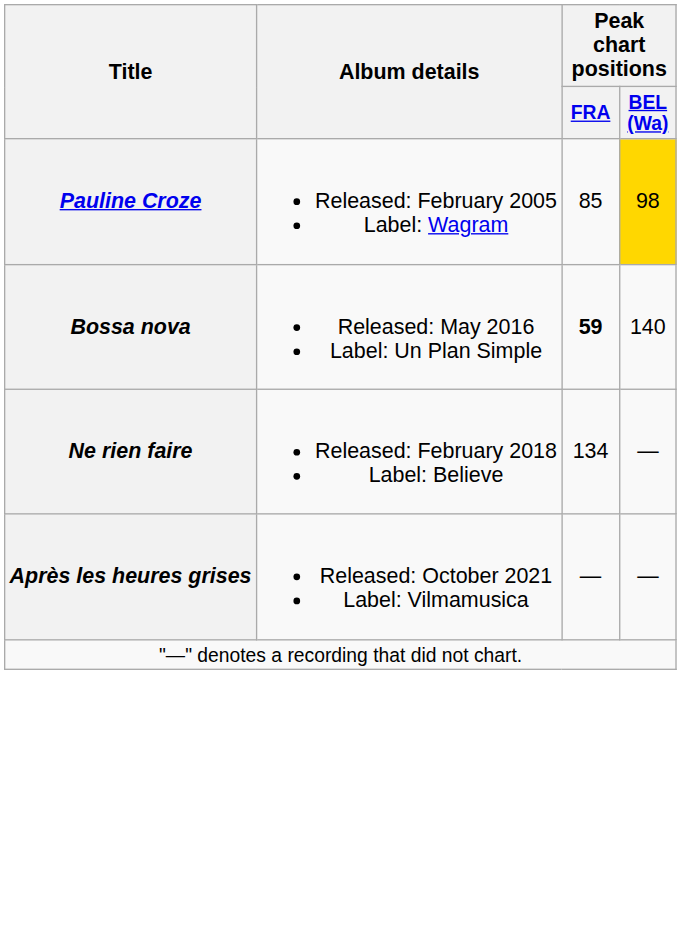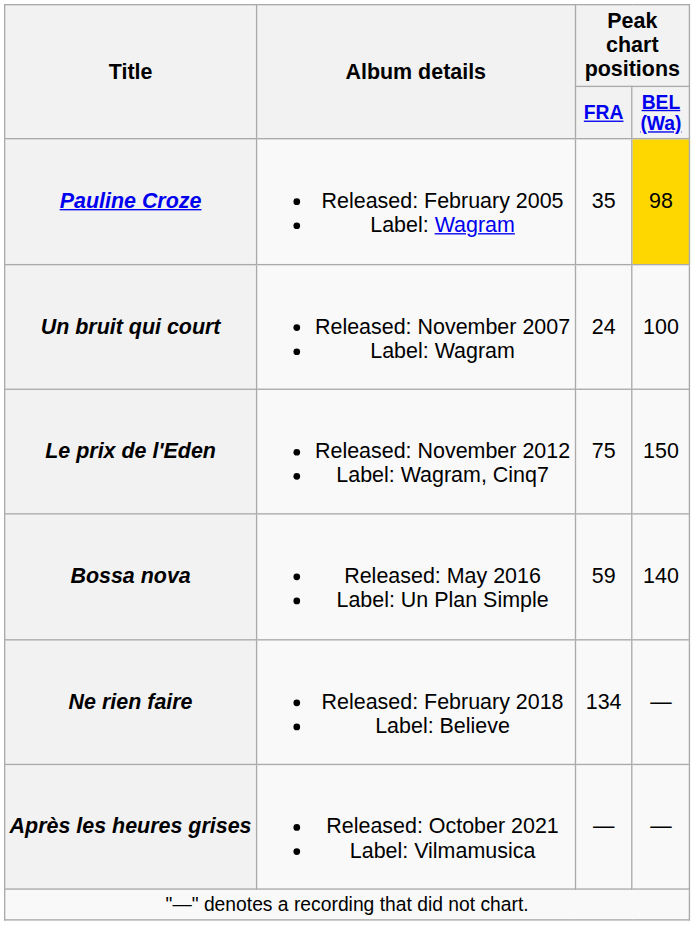(591, 201) 85 -> (604, 201) 35
+ row: (131, 326)
+ row: (131, 451)
(591, 326) bold -> (604, 576) normal
